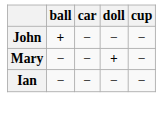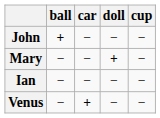+ row: (26, 102)
